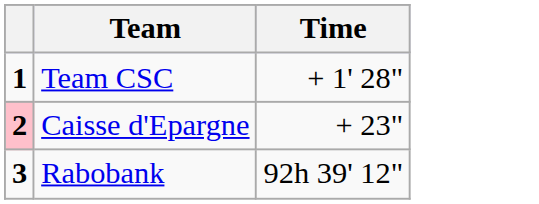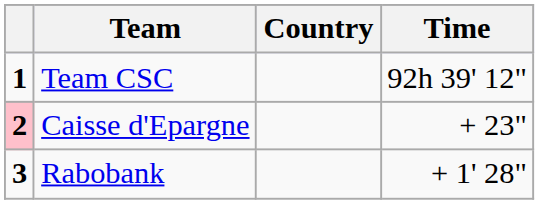+ column: (318, 28)
(355, 76) + 1' 28" -> (457, 76) 92h 39' 12"
(333, 173) 92h 39' 12" -> (479, 173) + 1' 28"
